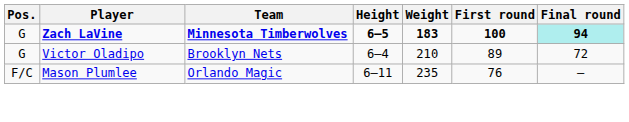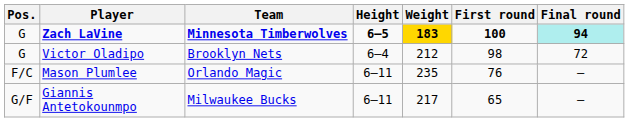(427, 34) no background -> (427, 34) gold background
(427, 54) 210 -> (427, 54) 212
(495, 54) 89 -> (495, 54) 98
+ row: (90, 100)
